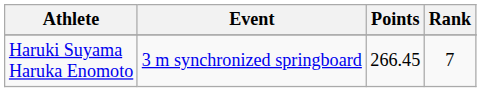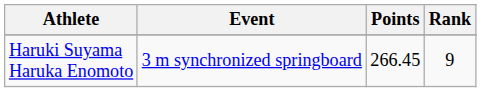(450, 60) 7 -> (450, 60) 9
